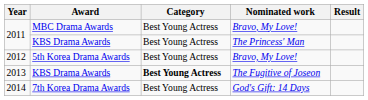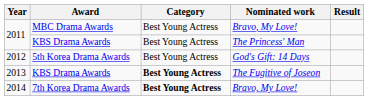(265, 57) Bravo, My Love! -> (271, 57) God's Gift: 14 Days
(180, 88) normal -> (182, 88) bold
(271, 88) God's Gift: 14 Days -> (265, 88) Bravo, My Love!
